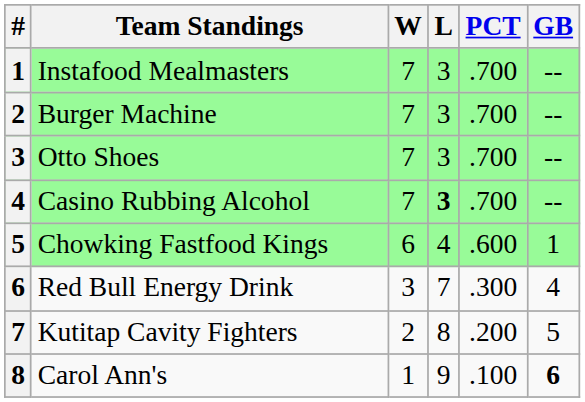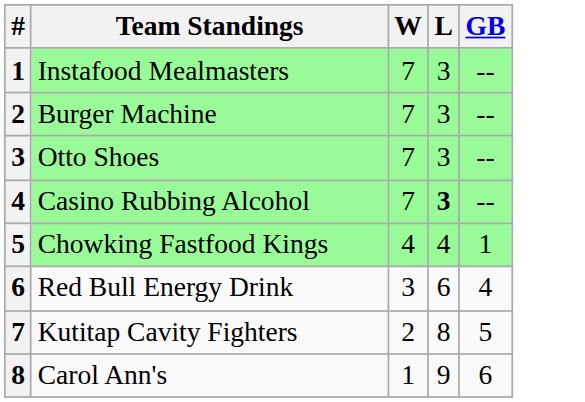- column: (493, 26)
(408, 244) 6 -> (408, 244) 4
(444, 288) 7 -> (444, 288) 6
(553, 375) bold -> (485, 375) normal
